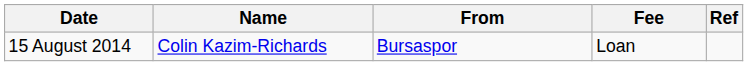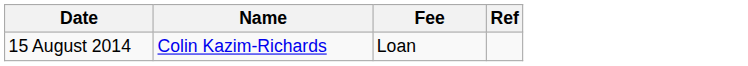- column: (482, 18)
